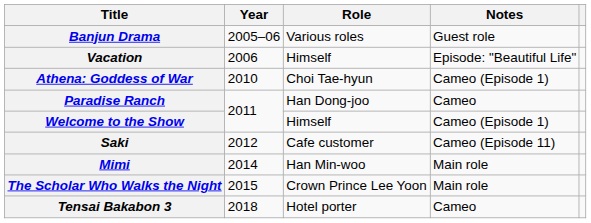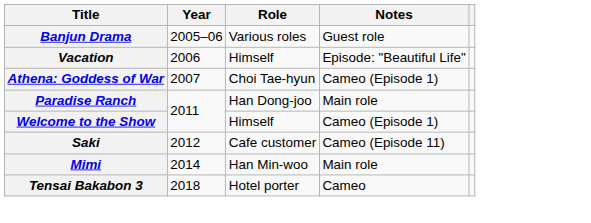(243, 79) 2010 -> (185, 79) 2007
(455, 100) Cameo -> (350, 100) Main role
- row: (115, 185)
